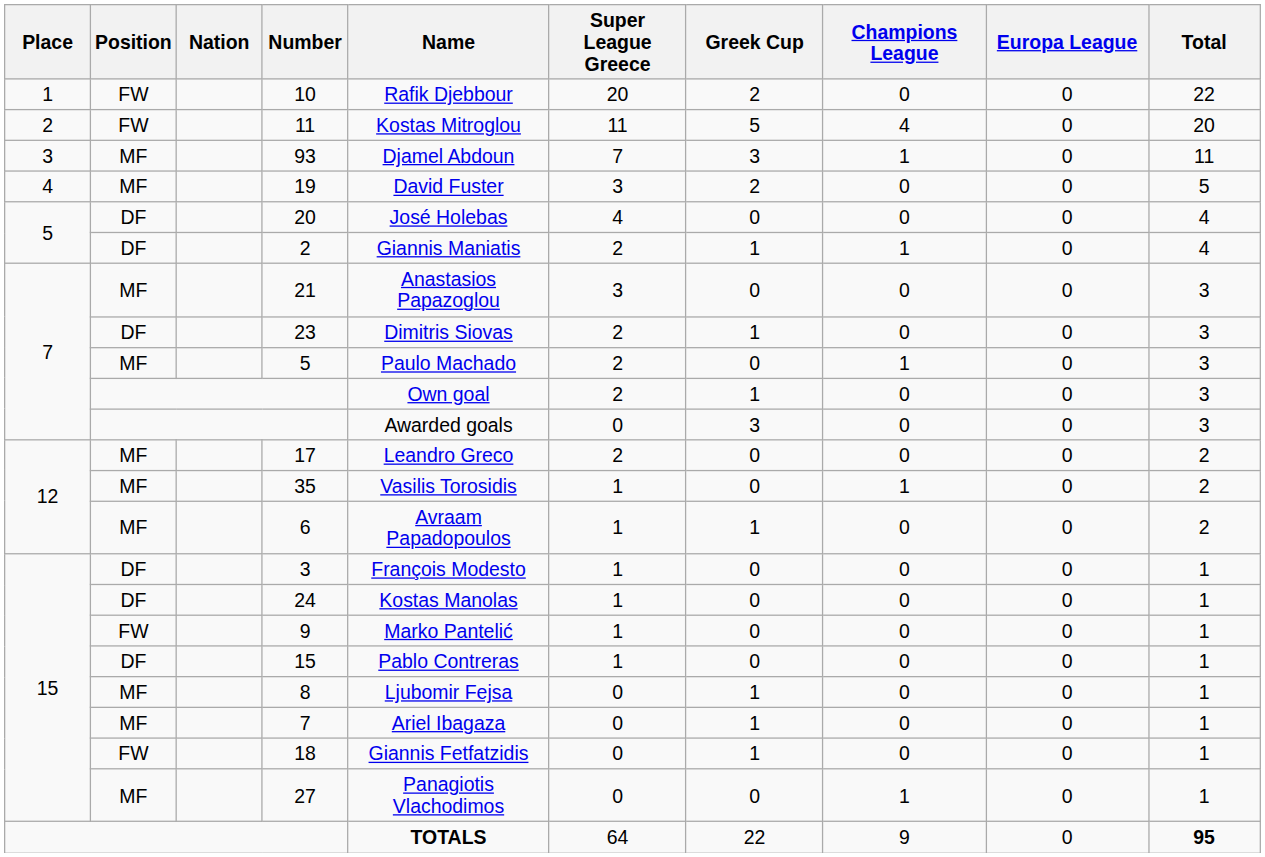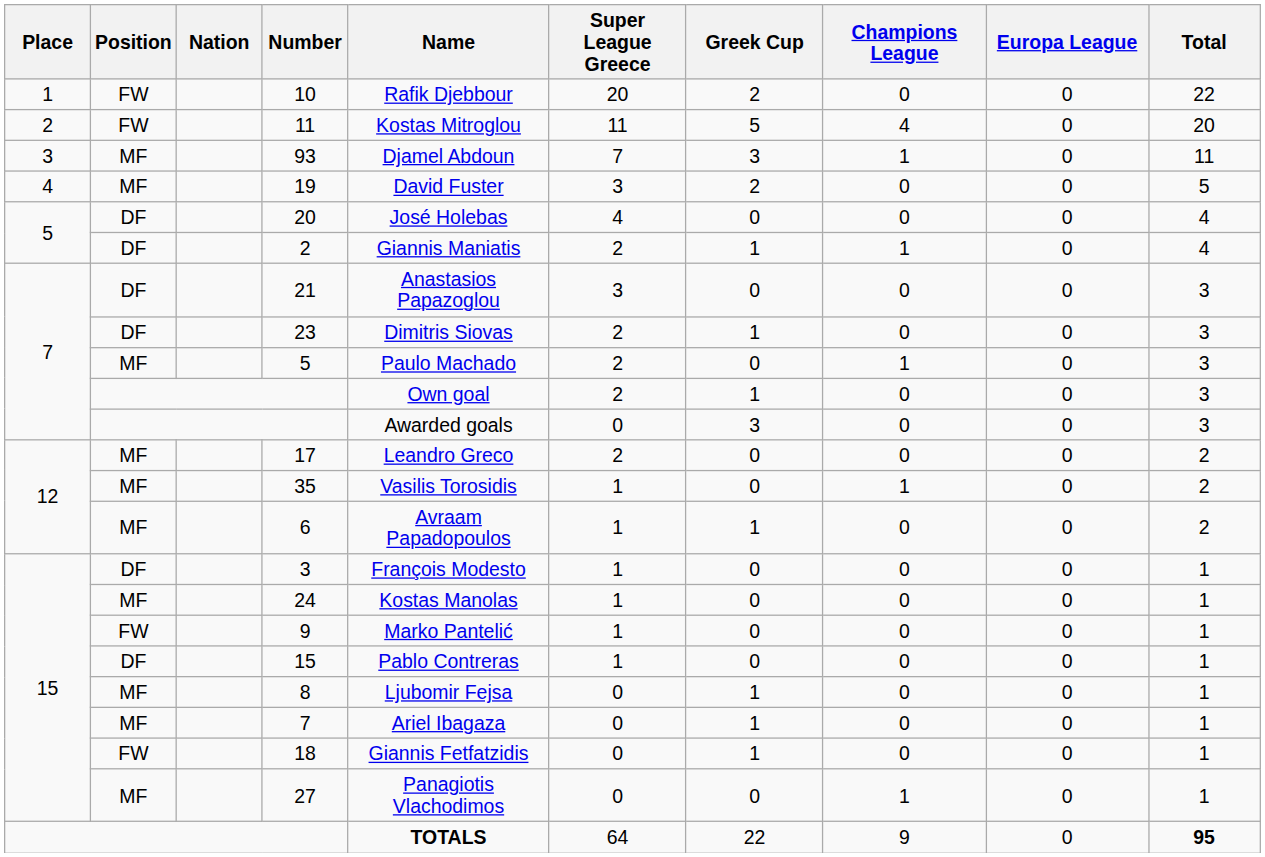(133, 290) MF -> (133, 290) DF
(133, 600) DF -> (133, 600) MF
